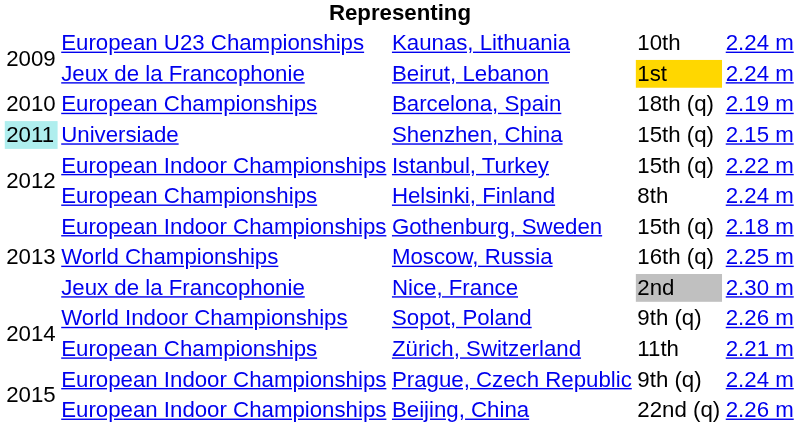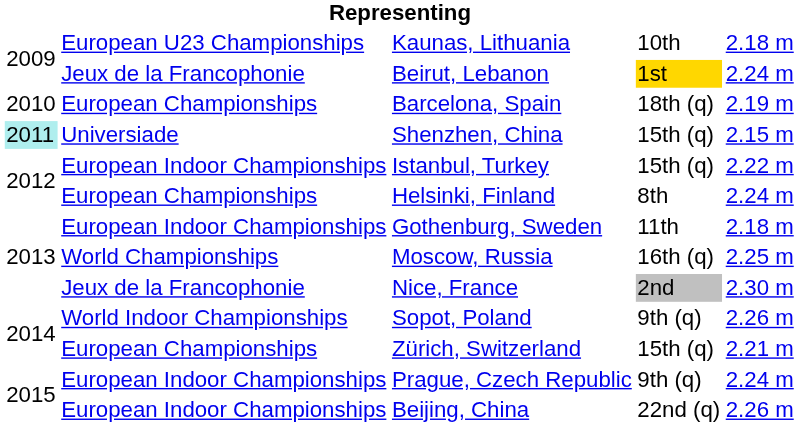(760, 43) 2.24 m -> (760, 43) 2.18 m
(676, 226) 15th (q) -> (658, 226) 11th
(658, 348) 11th -> (676, 348) 15th (q)
